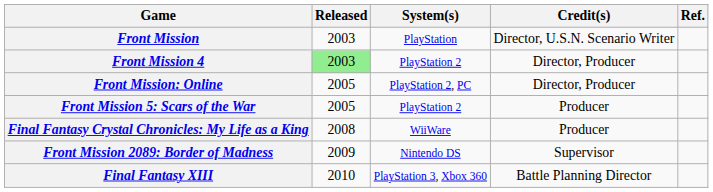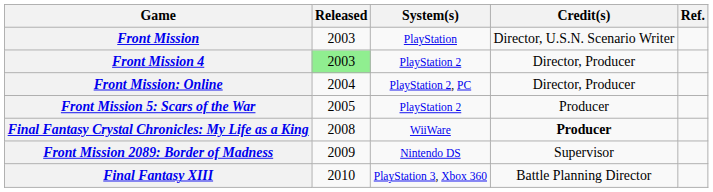(341, 84) 2005 -> (341, 84) 2004
(584, 130) normal -> (584, 130) bold
